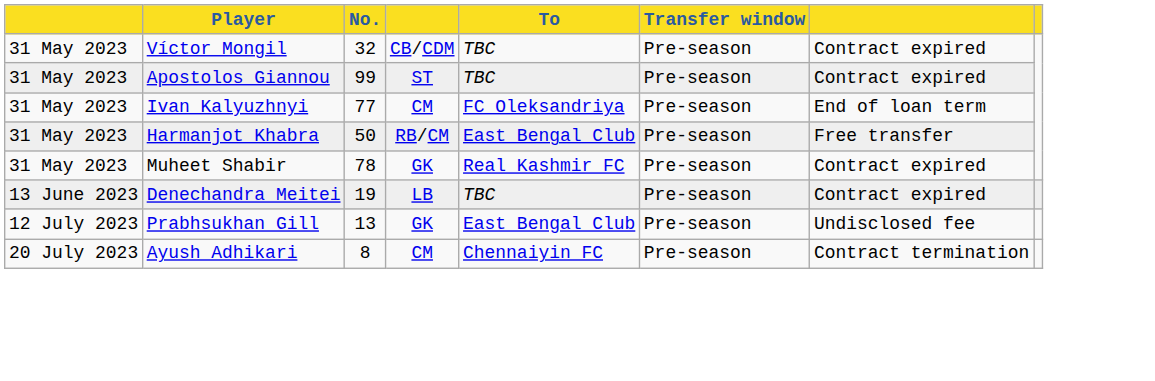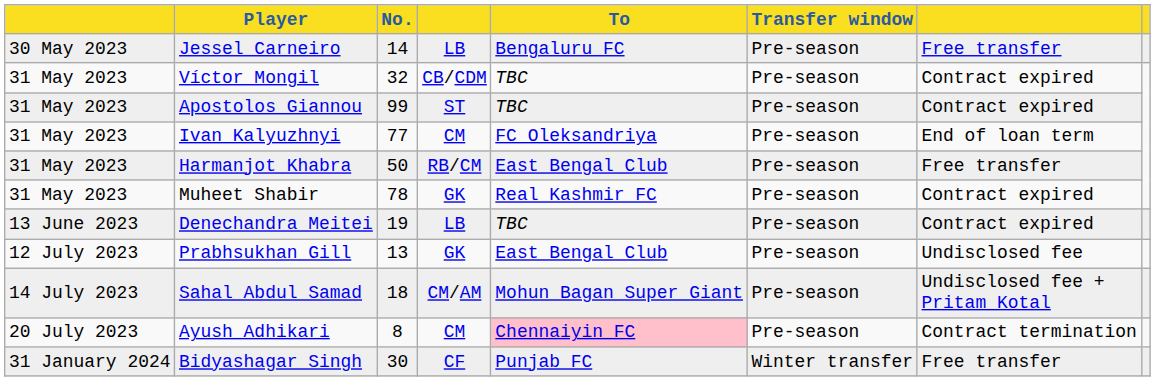+ row: (260, 49)
+ row: (271, 293)
(533, 253) no background -> (565, 332) pink background
+ row: (271, 362)
